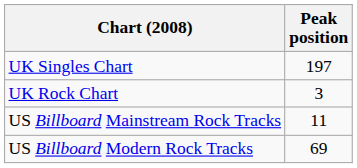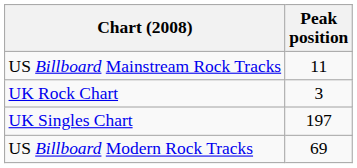rows swapped: (71, 65) <-> (145, 120)
